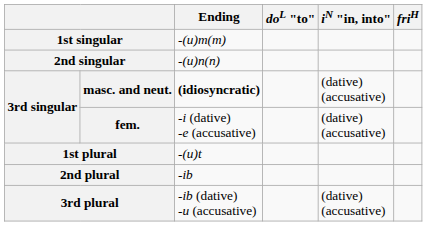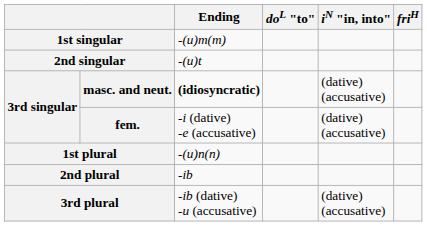(199, 60) -(u)n(n) -> (190, 60) -(u)t
(190, 153) -(u)t -> (199, 153) -(u)n(n)
